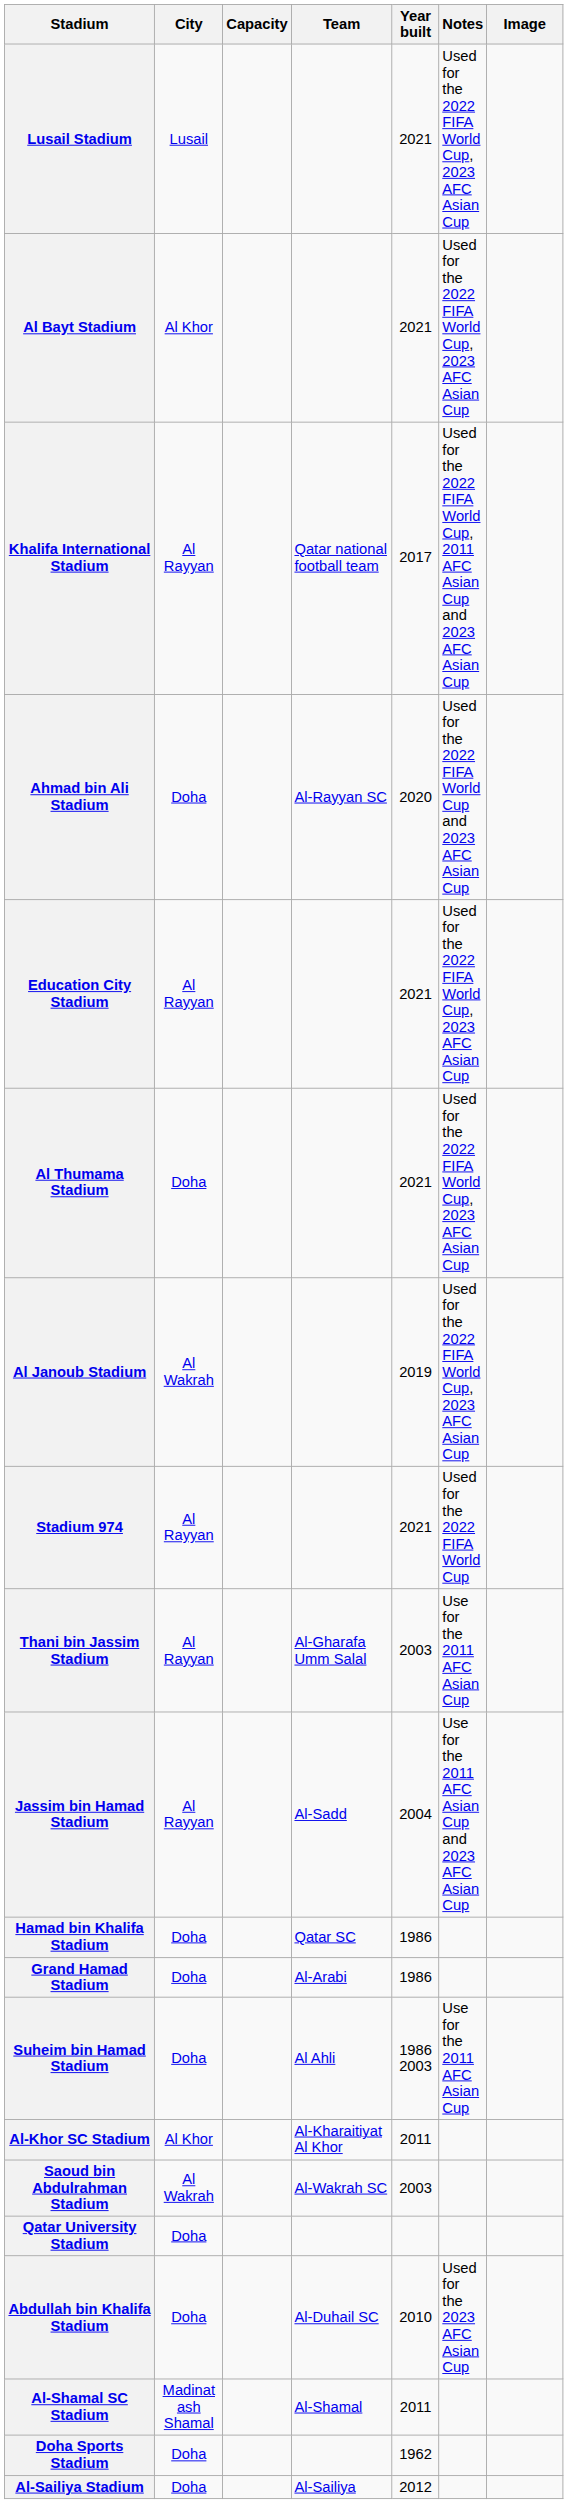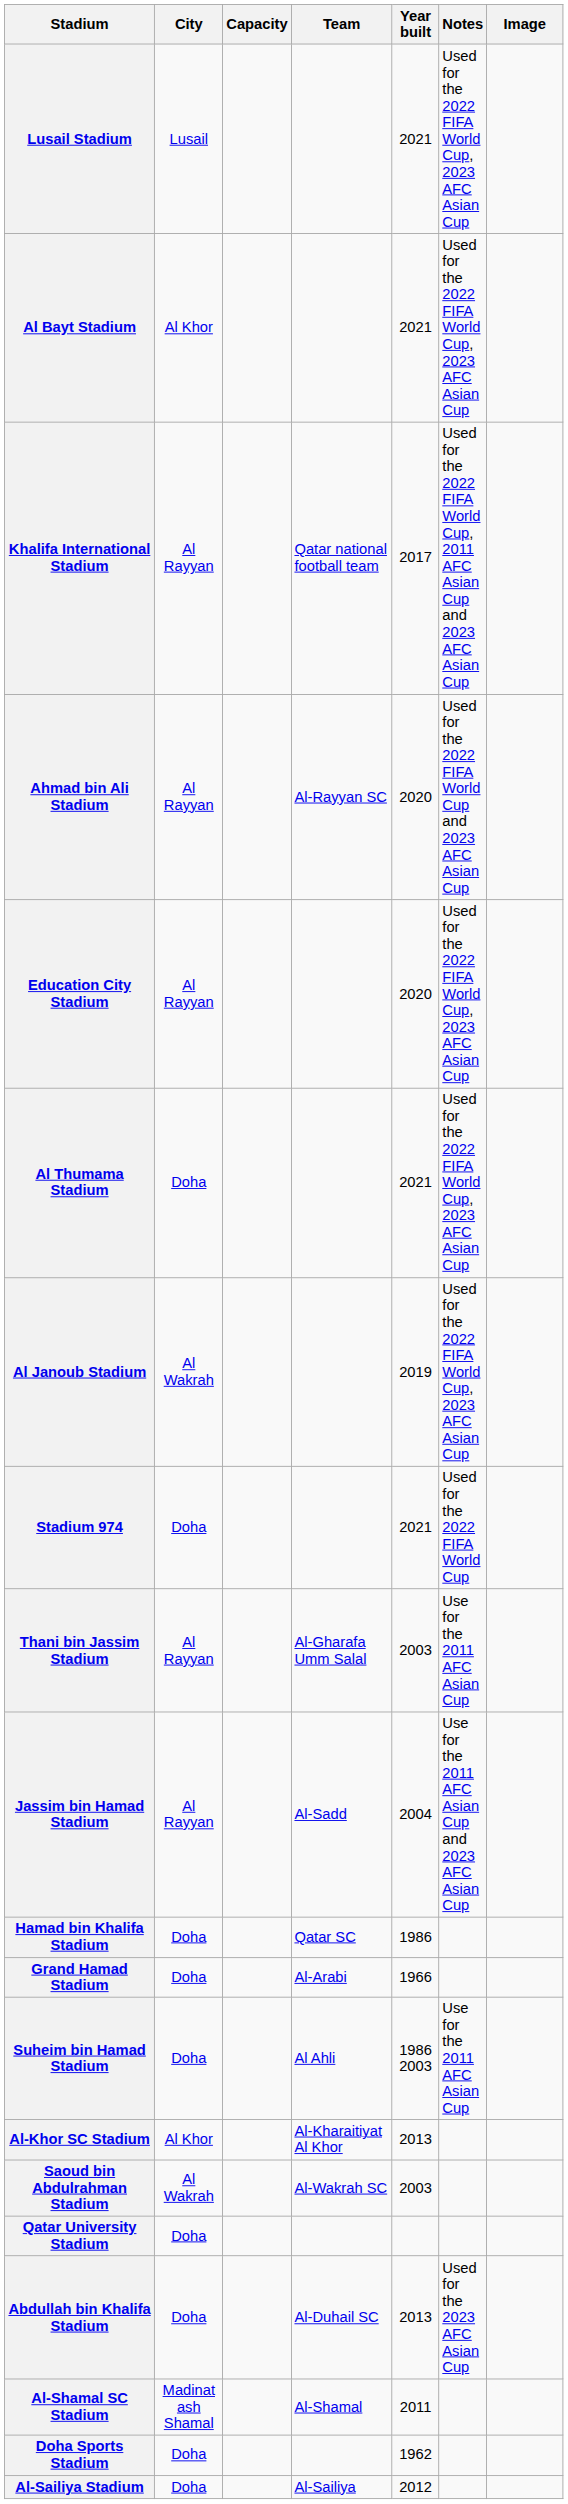(189, 796) Doha -> (189, 796) Al Rayyan
(416, 994) 2021 -> (416, 994) 2020
(189, 1527) Al Rayyan -> (189, 1527) Doha
(416, 1977) 1986 -> (416, 1977) 1966
(416, 2139) 2011 -> (416, 2139) 2013
(416, 2317) 2010 -> (416, 2317) 2013
